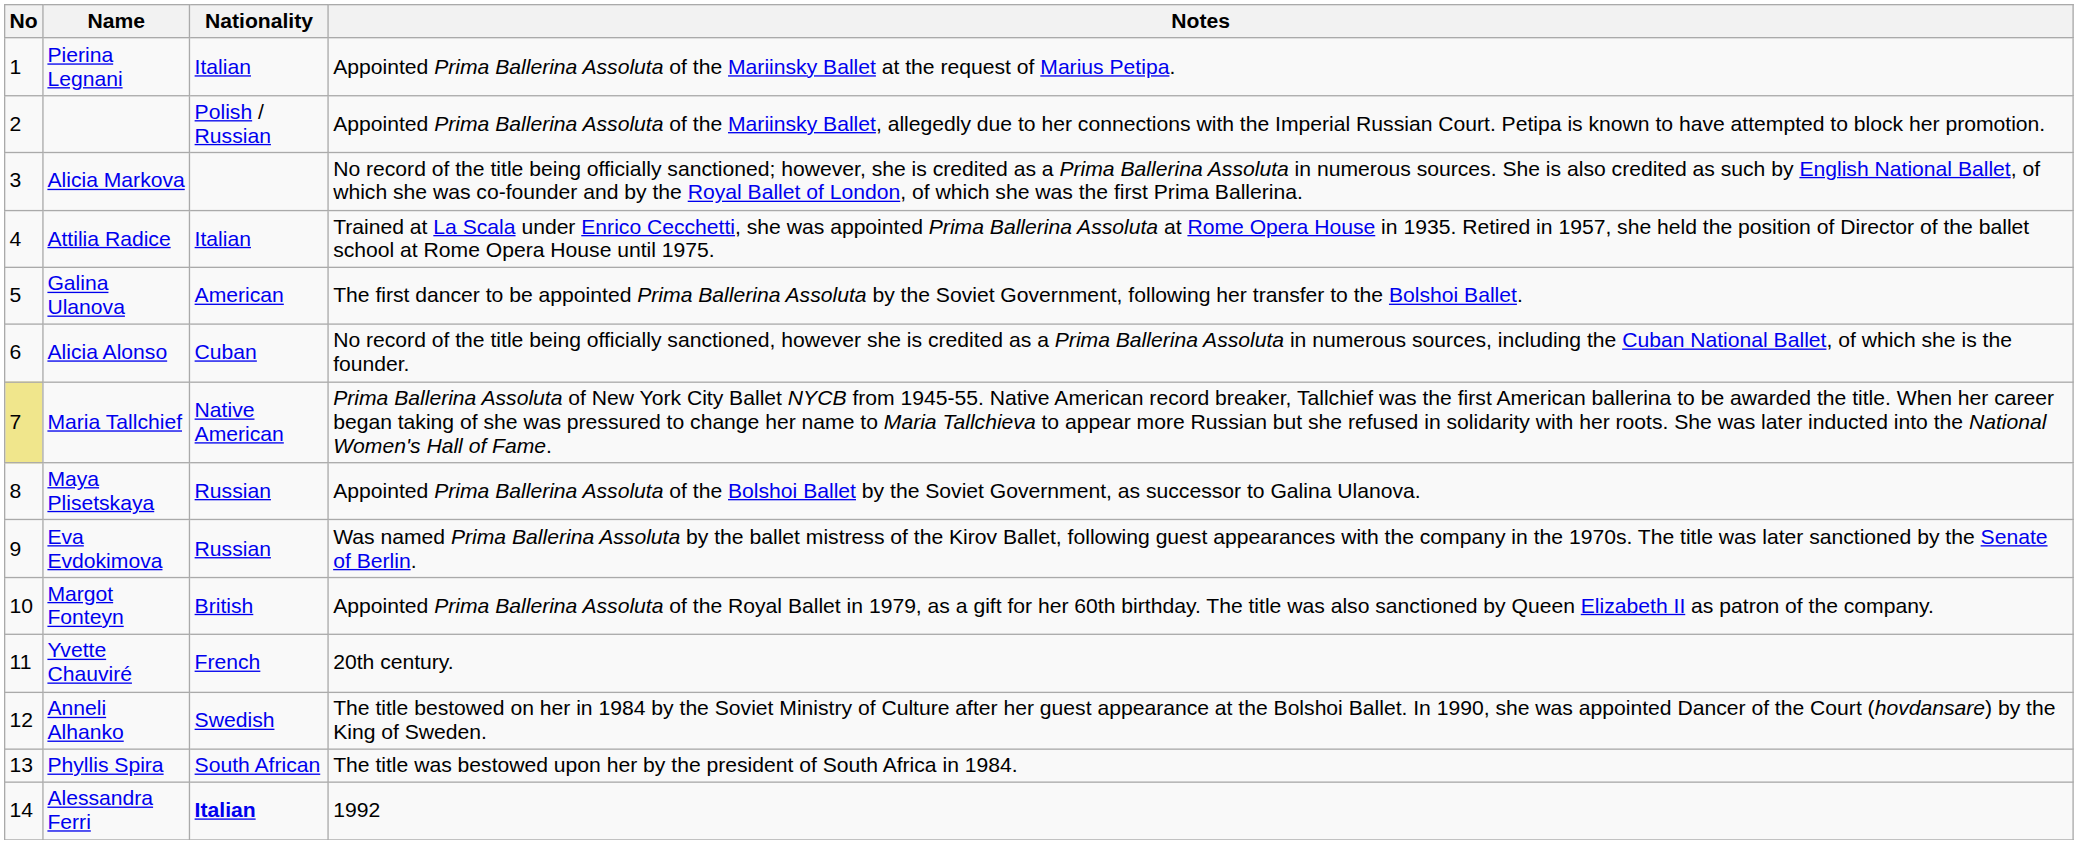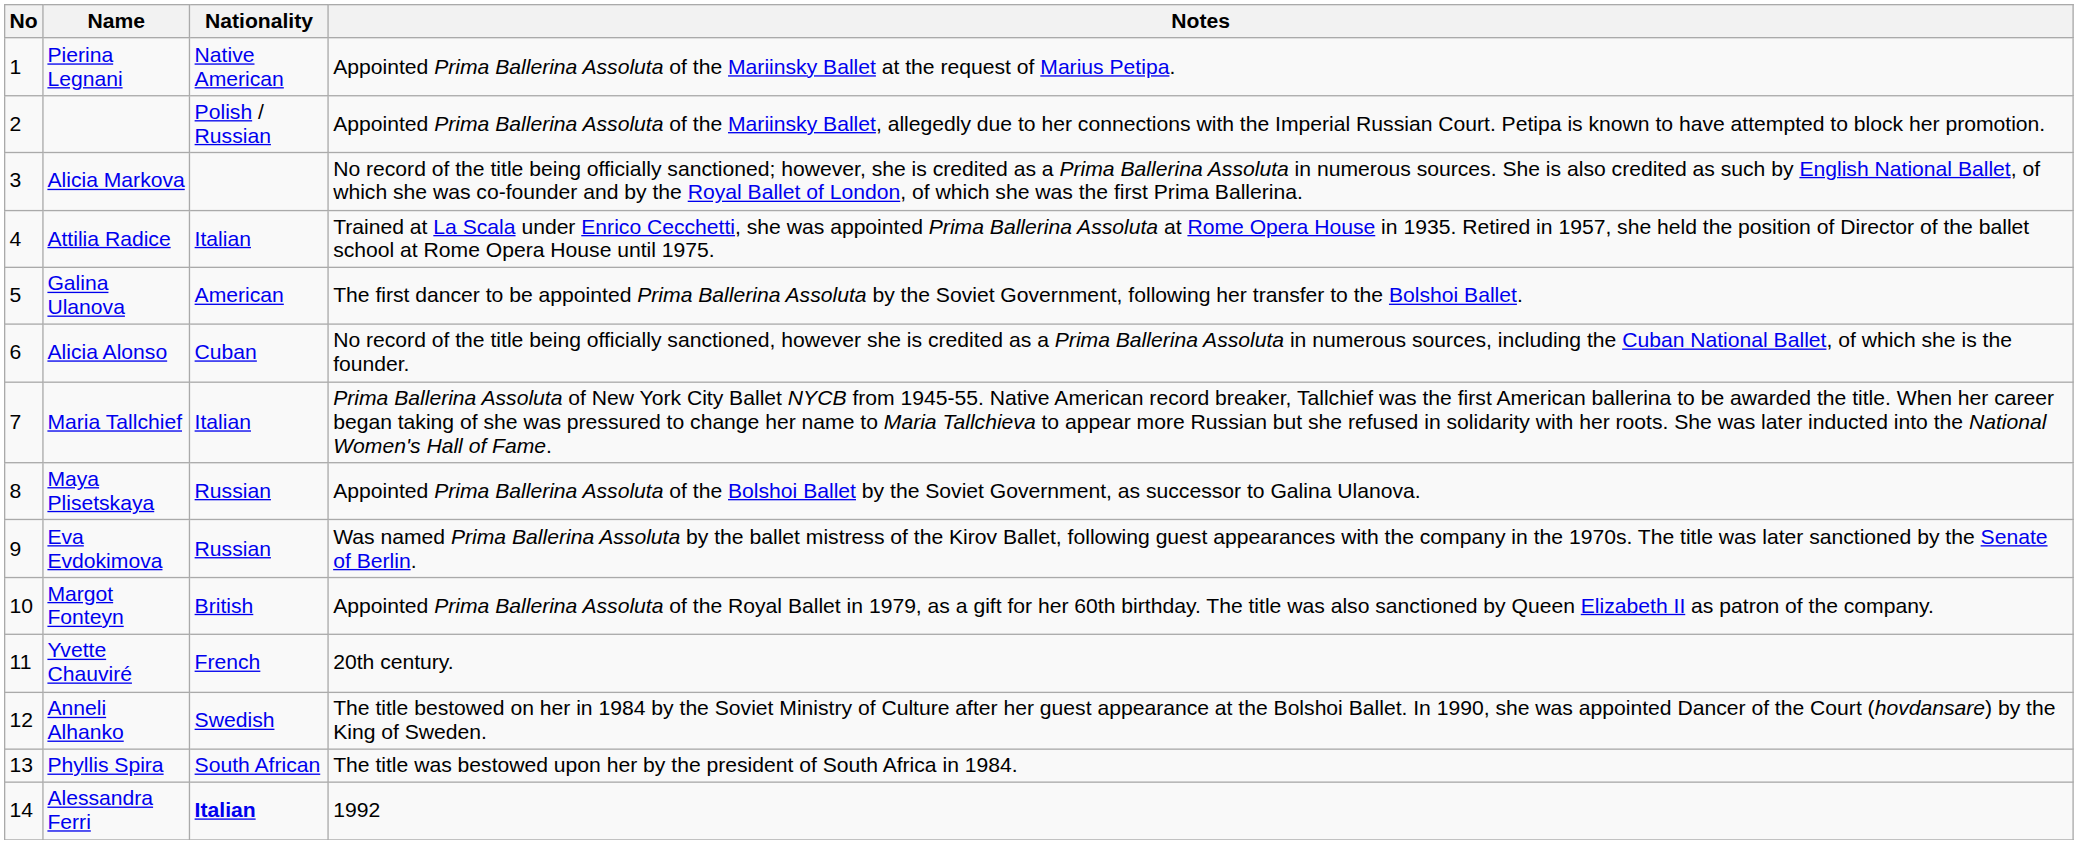(223, 66) Italian -> (239, 66) Native American
(15, 422) khaki background -> (15, 422) no background
(239, 422) Native American -> (223, 422) Italian
